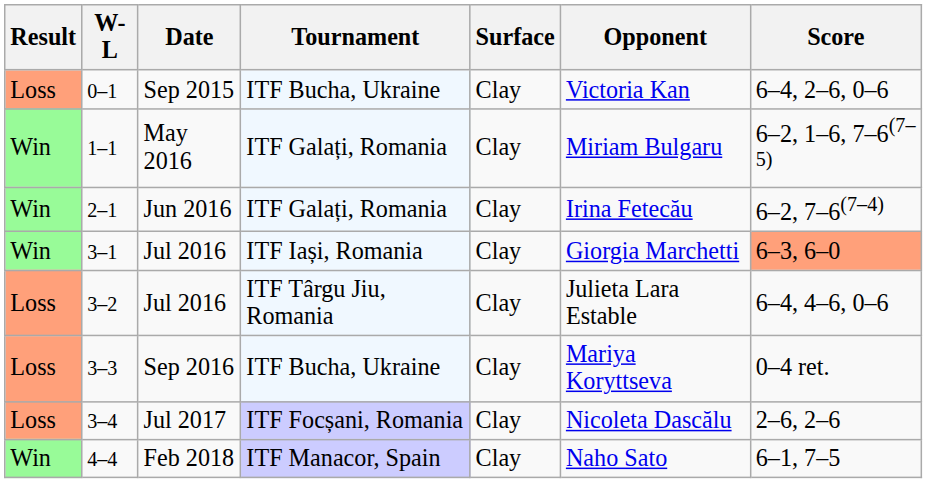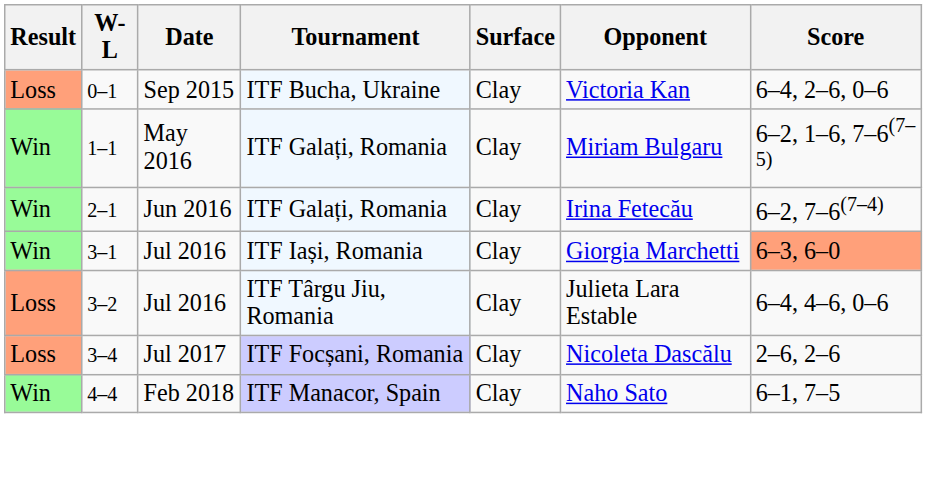- row: (102, 369)
